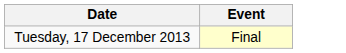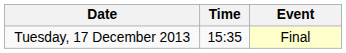+ column: (225, 15)
